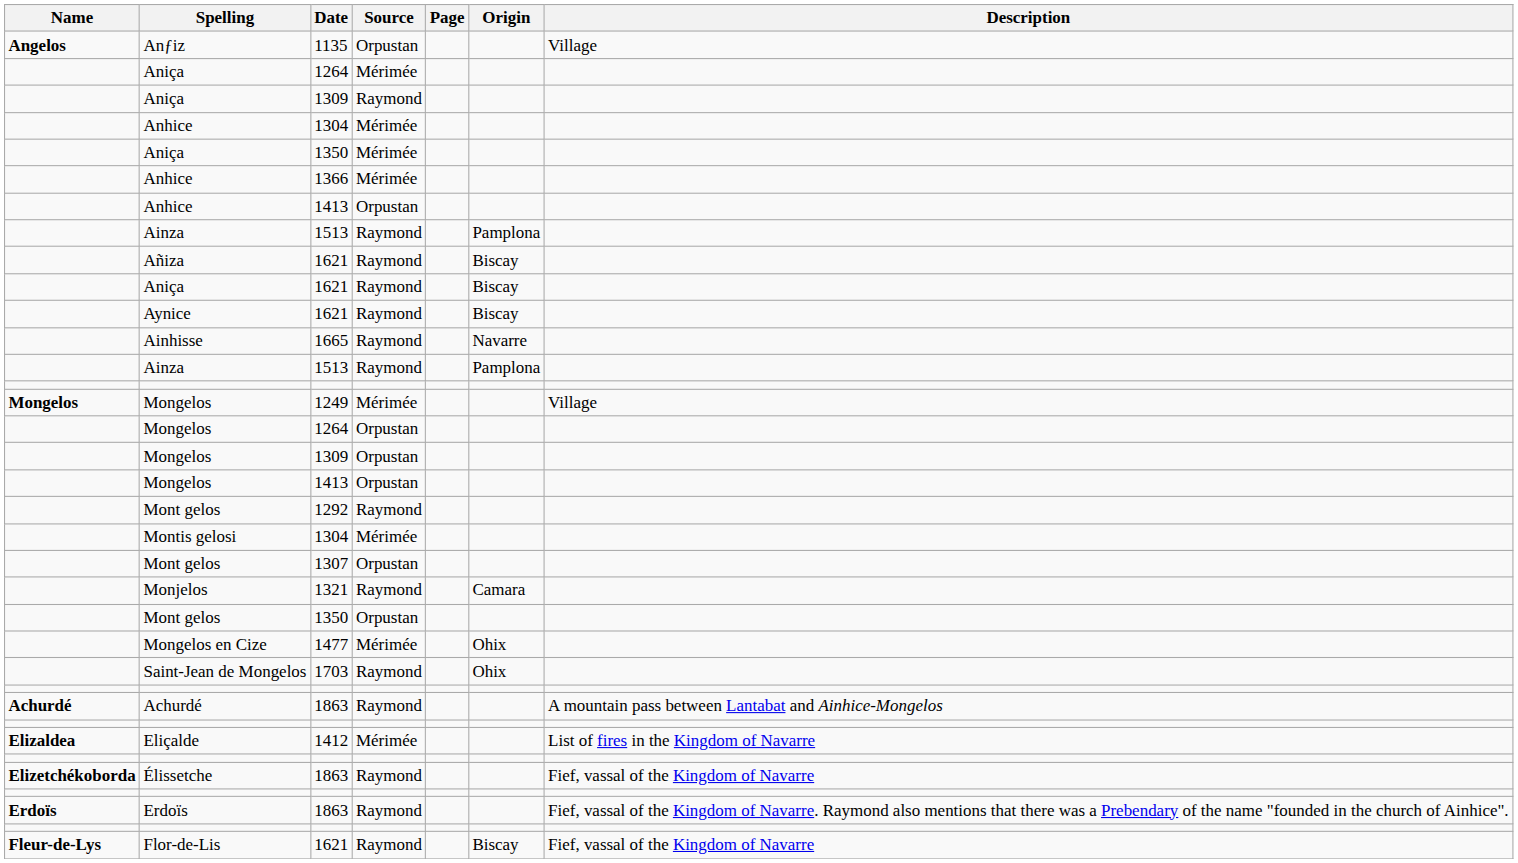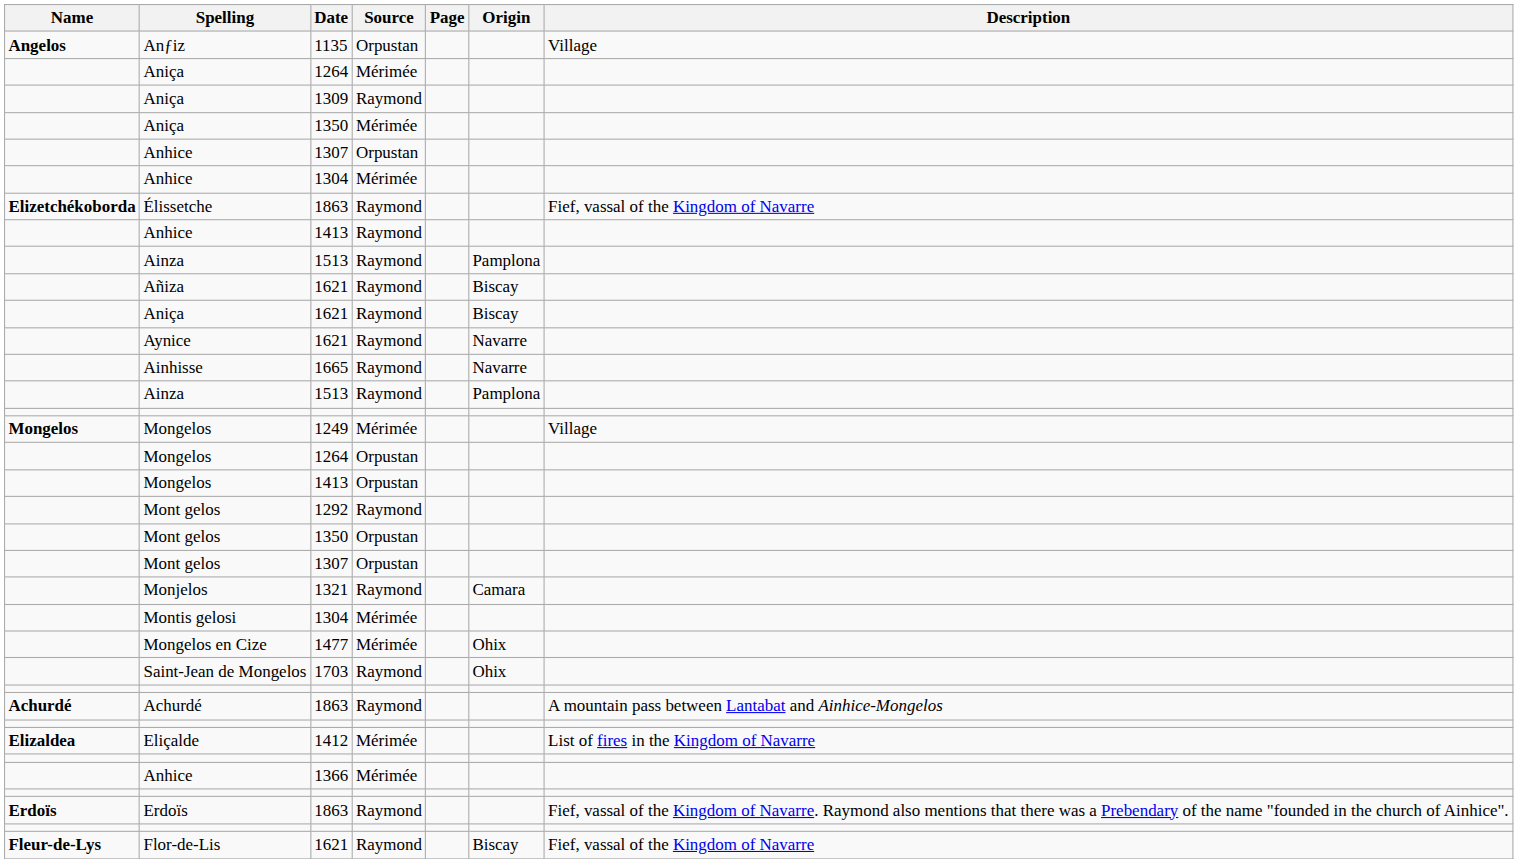rows swapped: (168, 125) <-> (164, 152)
+ row: (168, 152)
rows swapped: (168, 179) <-> (178, 775)
(387, 206) Orpustan -> (389, 233) Raymond
(496, 313) Biscay -> (500, 340) Navarre
- row: (177, 456)
rows swapped: (190, 536) <-> (182, 617)
